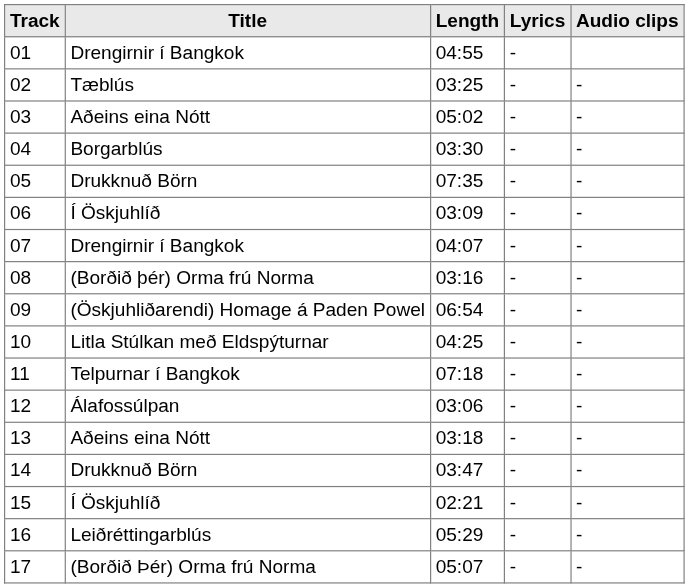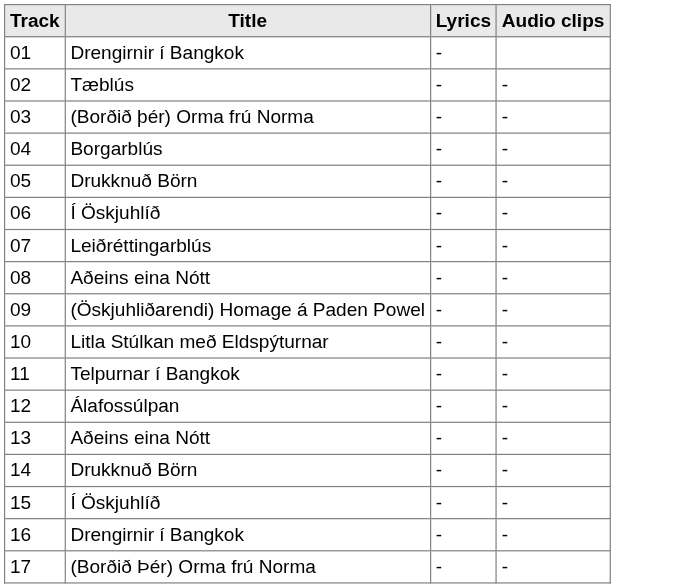- column: (467, 20)
(140, 116) Aðeins eina Nótt -> (192, 116) (Borðið þér) Orma frú Norma
(157, 245) Drengirnir í Bangkok -> (141, 245) Leiðréttingarblús
(192, 277) (Borðið þér) Orma frú Norma -> (140, 277) Aðeins eina Nótt
(141, 534) Leiðréttingarblús -> (157, 534) Drengirnir í Bangkok
